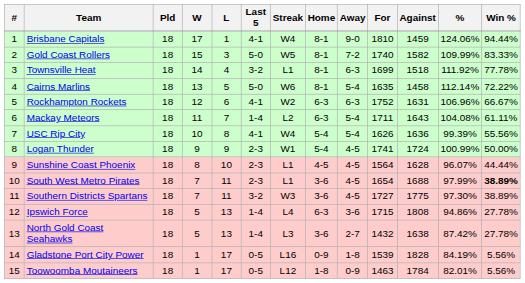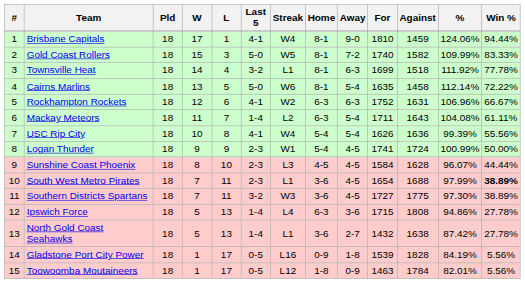(288, 165) L1 -> (288, 165) L3
(382, 165) 1564 -> (382, 165) 1584
(288, 233) L3 -> (288, 233) L1
